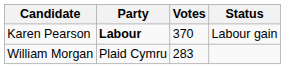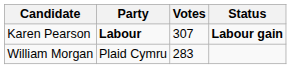(183, 34) 370 -> (183, 34) 307
(245, 34) normal -> (247, 34) bold
